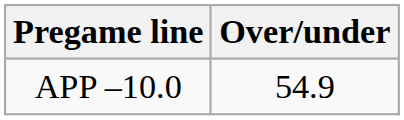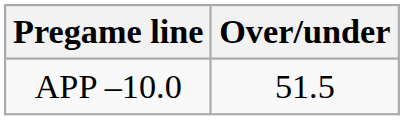(305, 85) 54.9 -> (305, 85) 51.5
